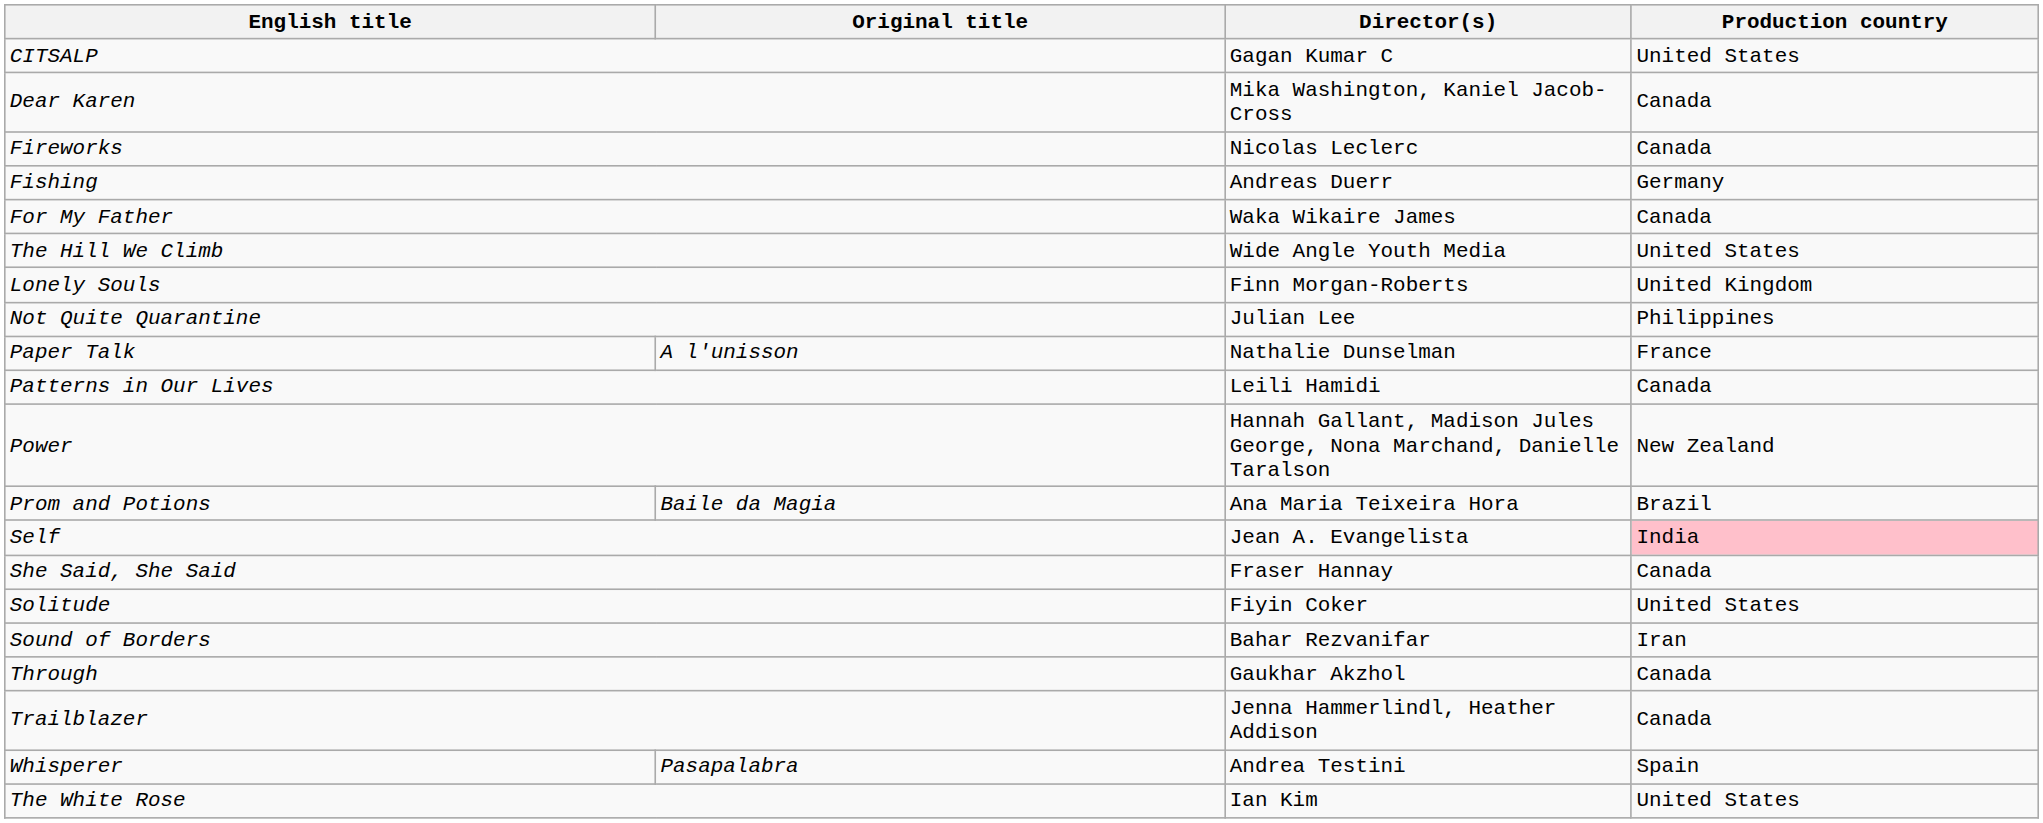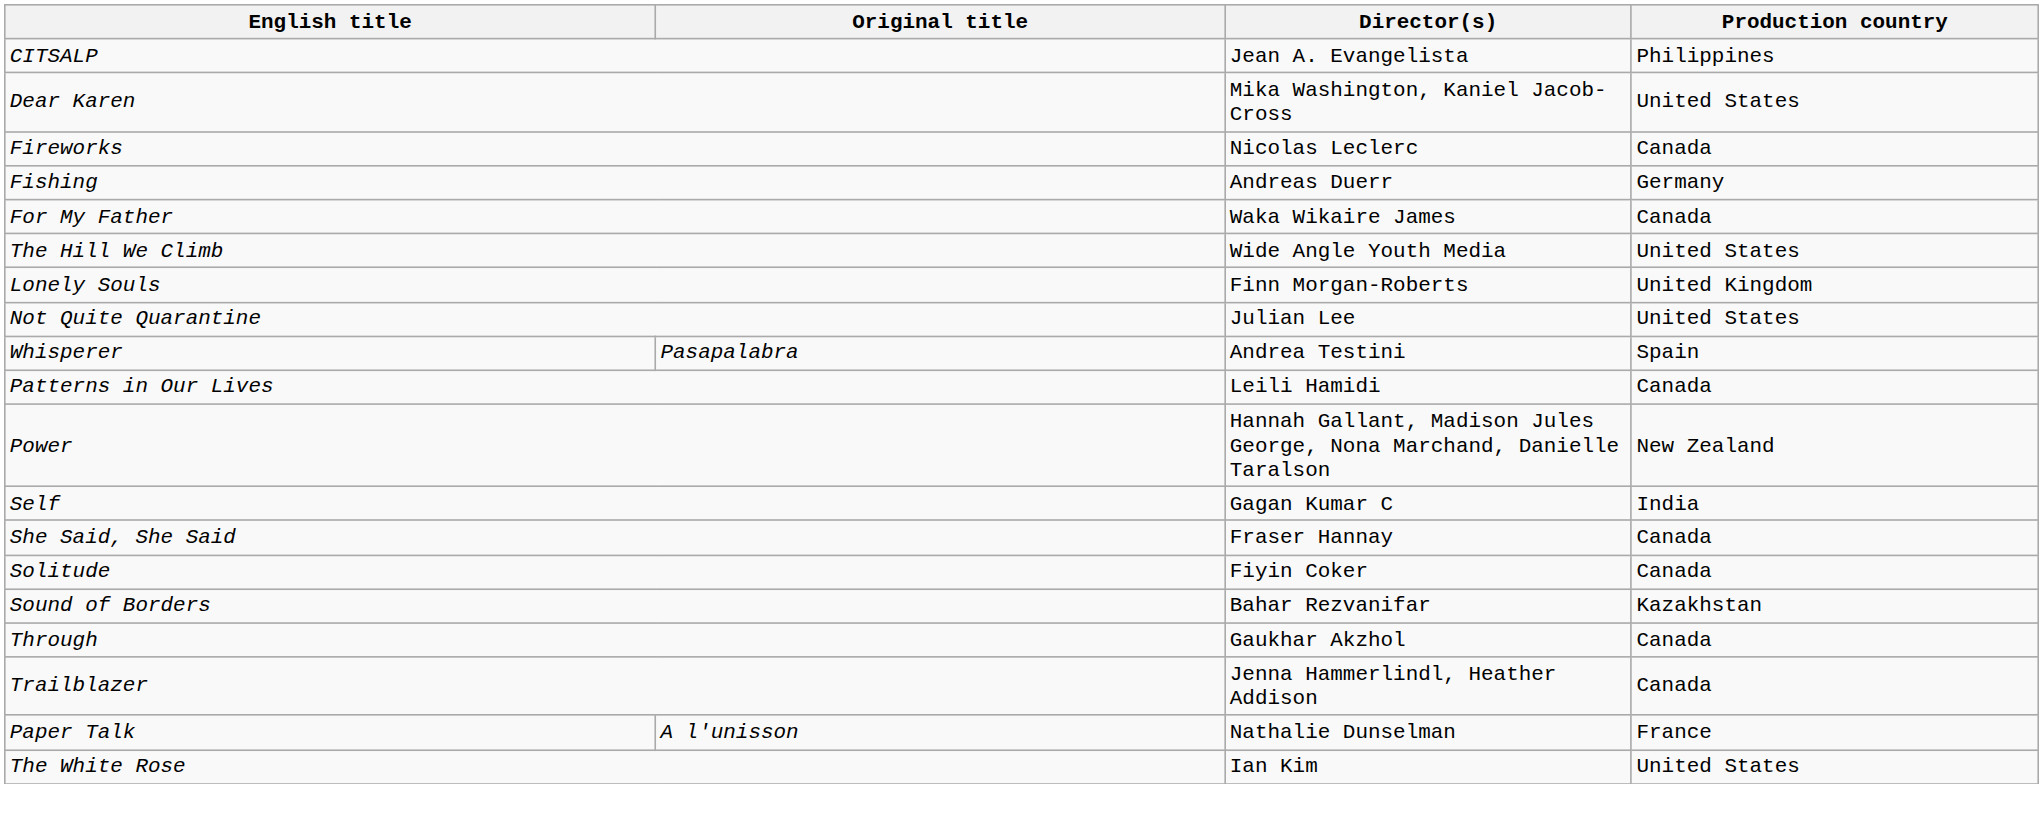(1311, 56) Gagan Kumar C -> (1349, 56) Jean A. Evangelista
(1718, 56) United States -> (1706, 56) Philippines
(1674, 102) Canada -> (1718, 102) United States
(1706, 319) Philippines -> (1718, 319) United States
rows swapped: (73, 353) <-> (66, 767)
- row: (110, 504)
(1349, 538) Jean A. Evangelista -> (1311, 504) Gagan Kumar C
(1668, 538) pink background -> (1668, 504) no background
(1718, 606) United States -> (1674, 572) Canada
(1662, 640) Iran -> (1699, 606) Kazakhstan
